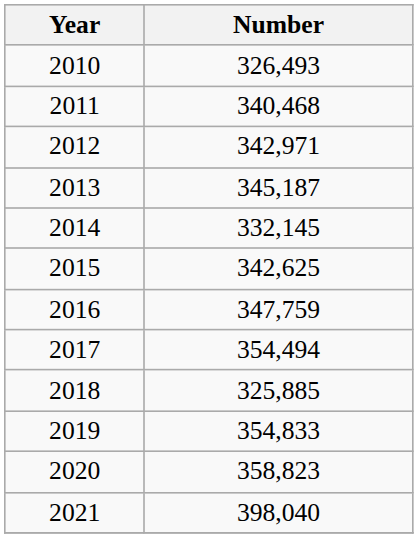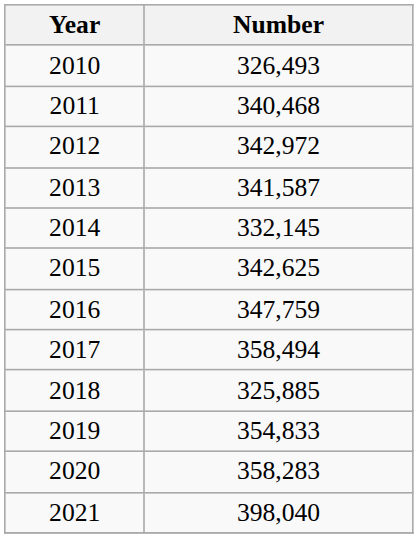(279, 146) 342,971 -> (279, 146) 342,972
(279, 187) 345,187 -> (279, 187) 341,587
(279, 349) 354,494 -> (279, 349) 358,494
(279, 471) 358,823 -> (279, 471) 358,283
